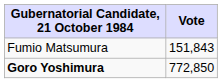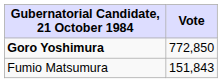rows swapped: (56, 68) <-> (58, 48)
